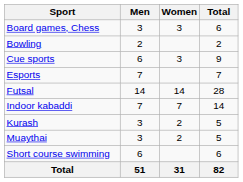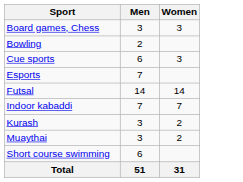- column: (219, 12)
